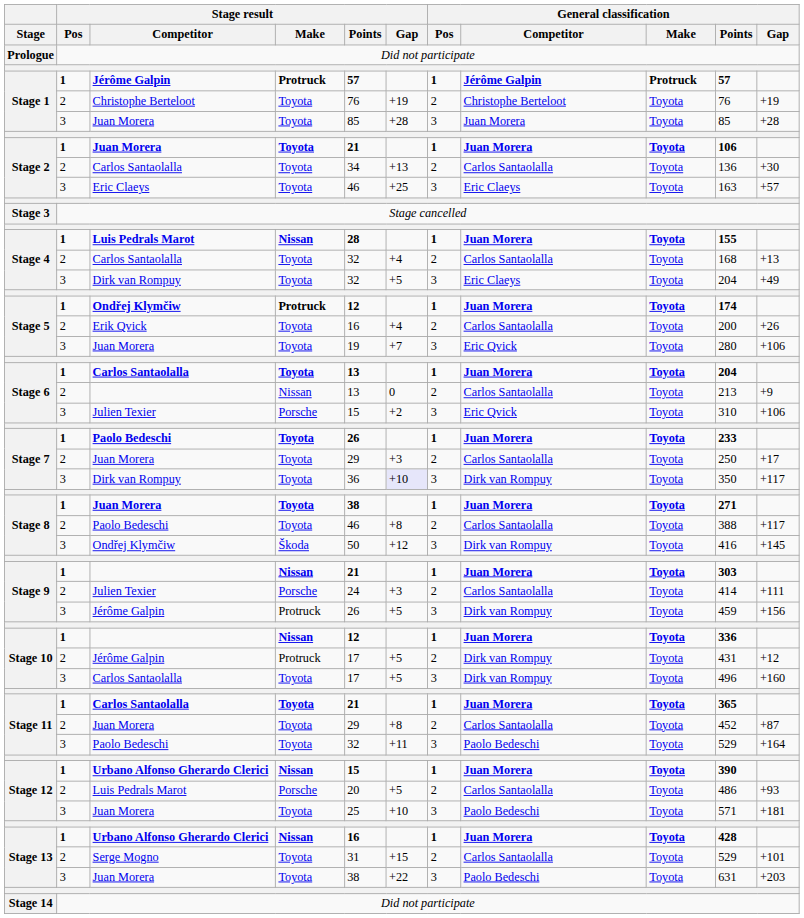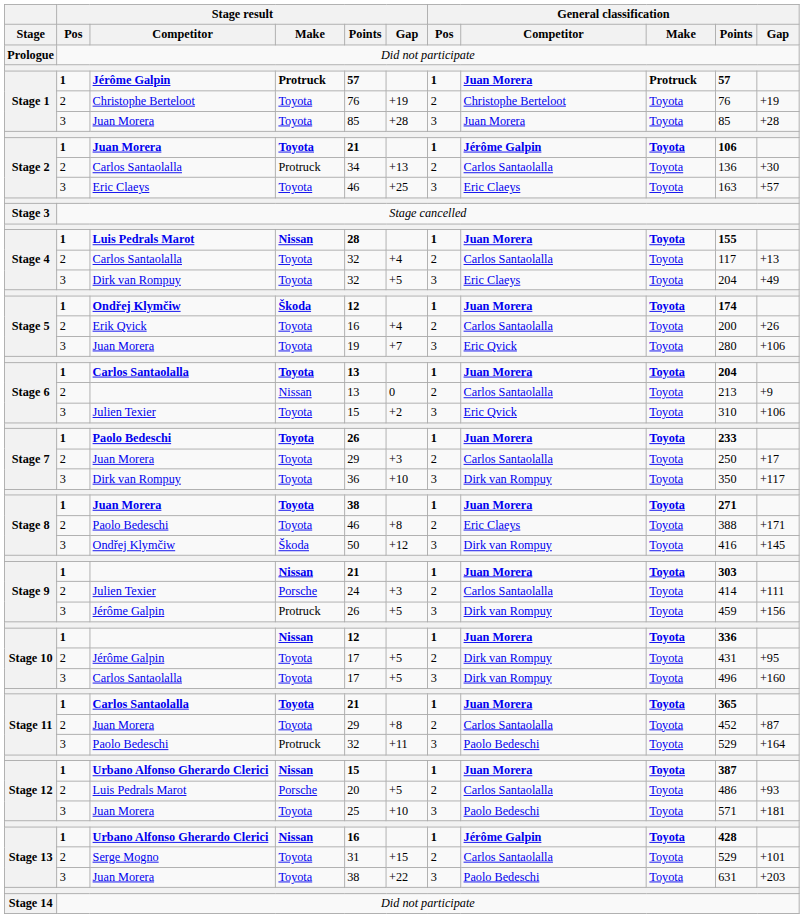(502, 80) Jérôme Galpin -> (498, 80) Juan Morera
(498, 146) Juan Morera -> (502, 146) Jérôme Galpin
(295, 167) Toyota -> (299, 167) Protruck
(727, 259) 168 -> (727, 259) 117
(302, 305) Protruck -> (295, 305) Škoda
(298, 412) Porsche -> (295, 412) Toyota
(399, 478) lavender background -> (399, 478) no background
(508, 524) Carlos Santaolalla -> (492, 524) Eric Claeys
(772, 524) +117 -> (773, 524) +171
(299, 657) Protruck -> (295, 657) Toyota
(770, 657) +12 -> (770, 657) +95
(295, 744) Toyota -> (299, 744) Protruck
(727, 770) 390 -> (727, 770) 387
(498, 836) Juan Morera -> (502, 836) Jérôme Galpin
